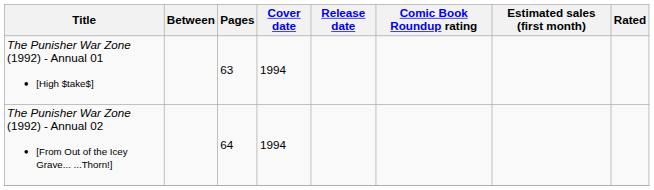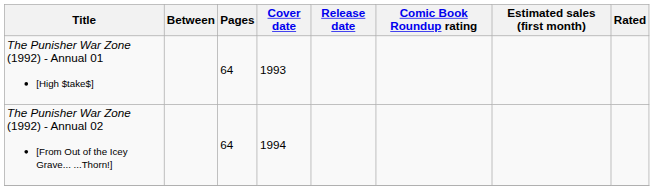(227, 70) 63 -> (227, 70) 64
(273, 70) 1994 -> (273, 70) 1993
